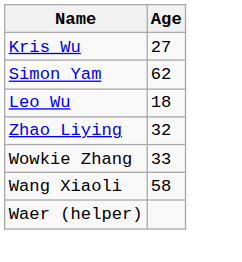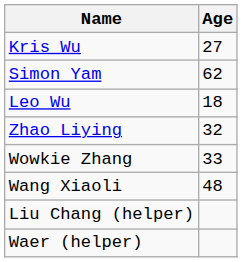(161, 186) 58 -> (213, 186) 48
+ row: (101, 214)
